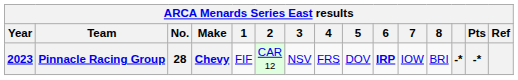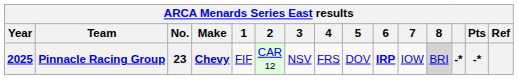(20, 59) 2023 -> (20, 59) 2025
(180, 59) 28 -> (180, 59) 23
(439, 59) no background -> (439, 59) lightgrey background
